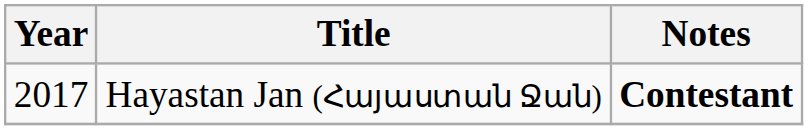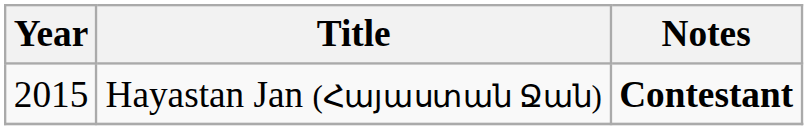(51, 93) 2017 -> (51, 93) 2015
